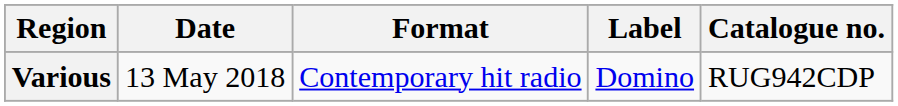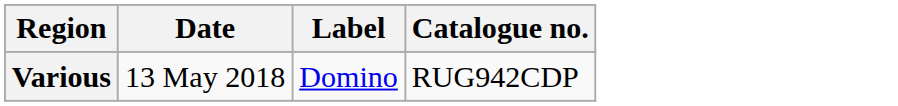- column: (440, 28)
